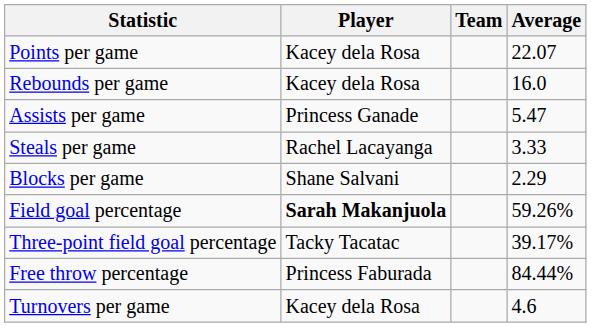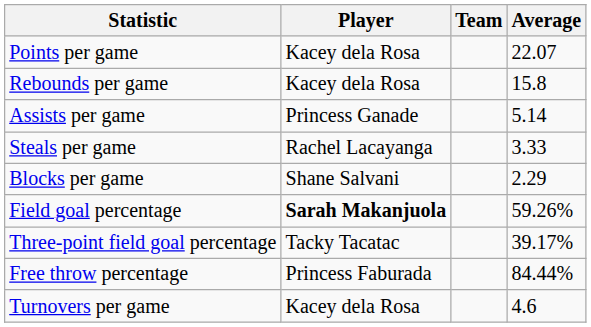(529, 83) 16.0 -> (529, 83) 15.8
(529, 115) 5.47 -> (529, 115) 5.14
